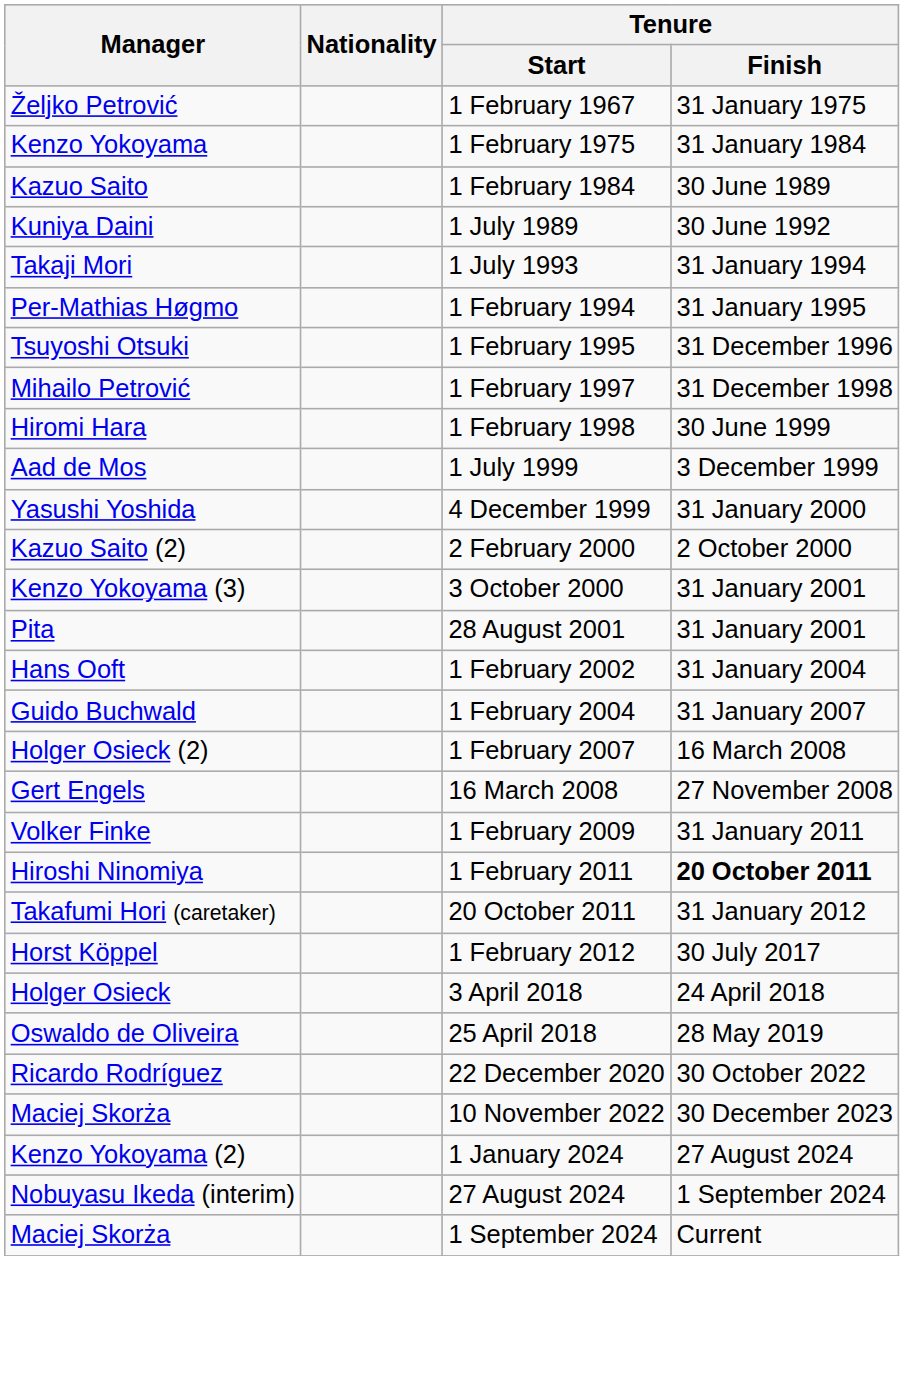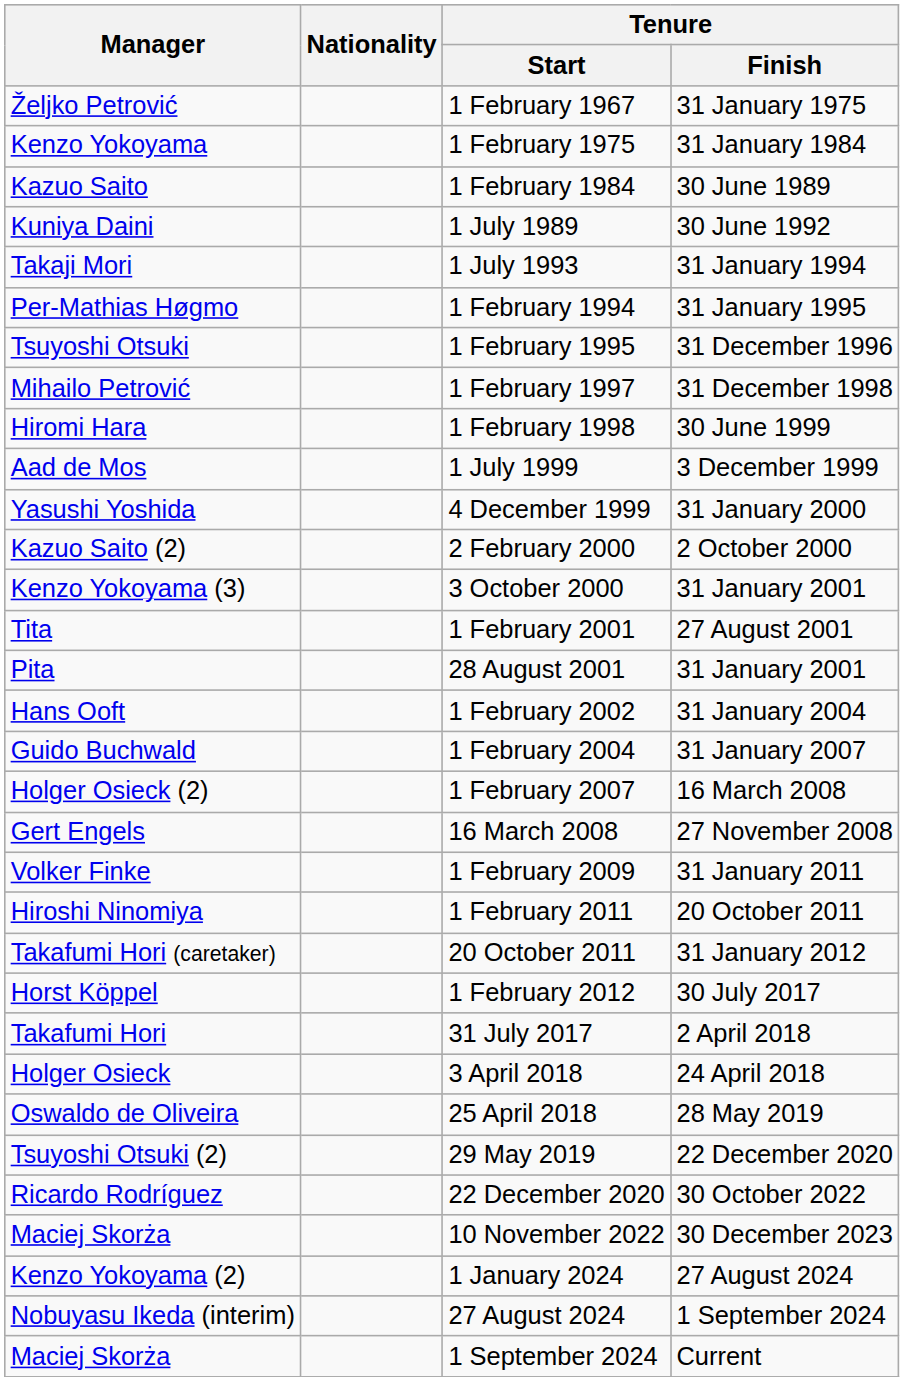+ row: (542, 629)
(774, 871) bold -> (770, 912) normal
+ row: (521, 1033)
+ row: (522, 1154)
